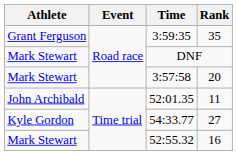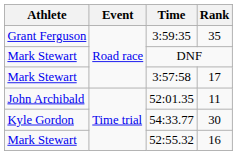(215, 78) 20 -> (215, 78) 17
(215, 119) 27 -> (215, 119) 30
